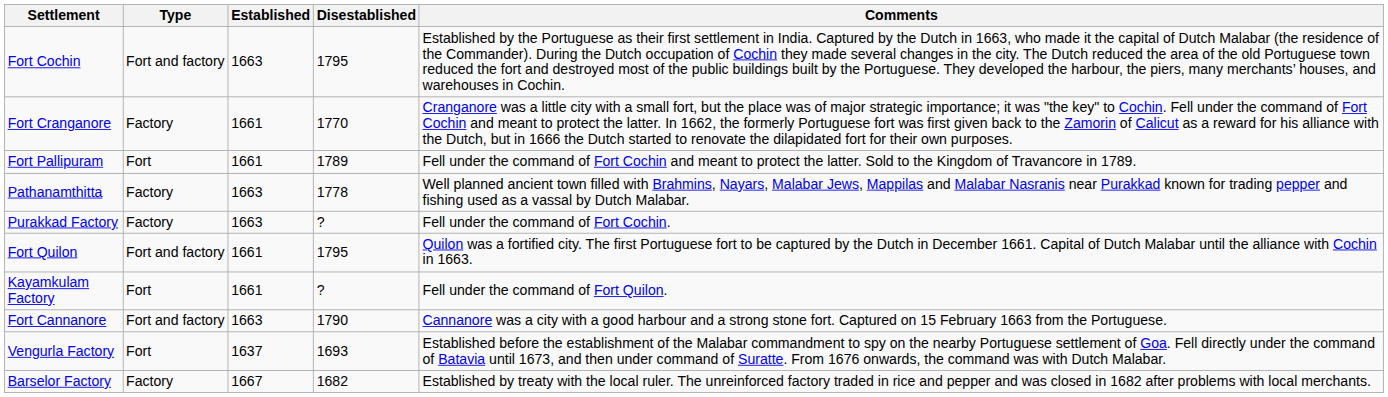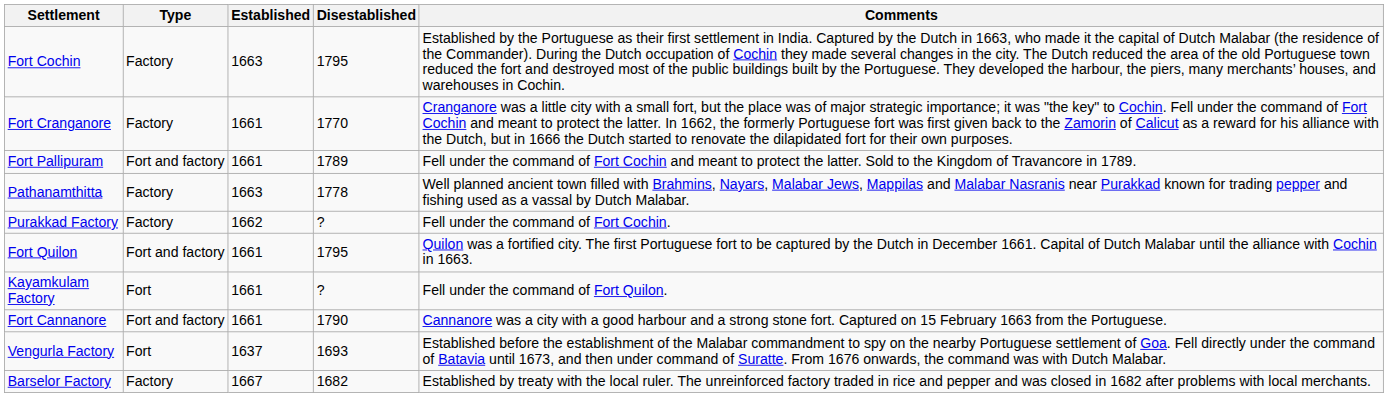(175, 61) Fort and factory -> (150, 61) Factory
(139, 161) Fort -> (175, 161) Fort and factory
(247, 222) 1663 -> (247, 222) 1662
(247, 321) 1663 -> (247, 321) 1661
